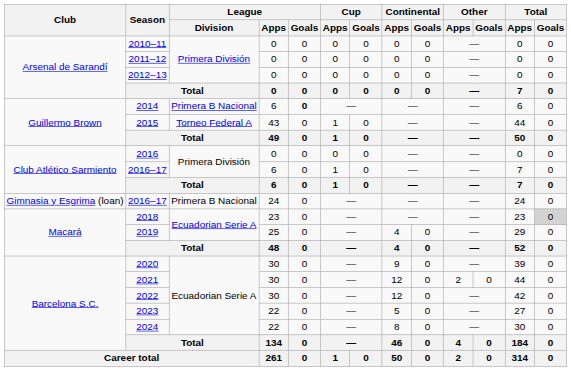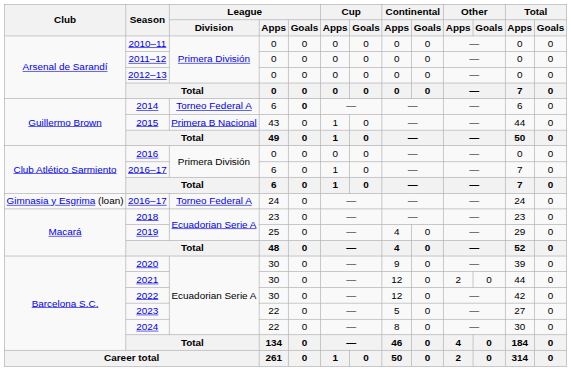(214, 106) Primera B Nacional -> (214, 106) Torneo Federal A
(214, 122) Torneo Federal A -> (214, 122) Primera B Nacional
(214, 201) Primera B Nacional -> (214, 201) Torneo Federal A
(550, 216) lightgrey background -> (550, 216) no background
